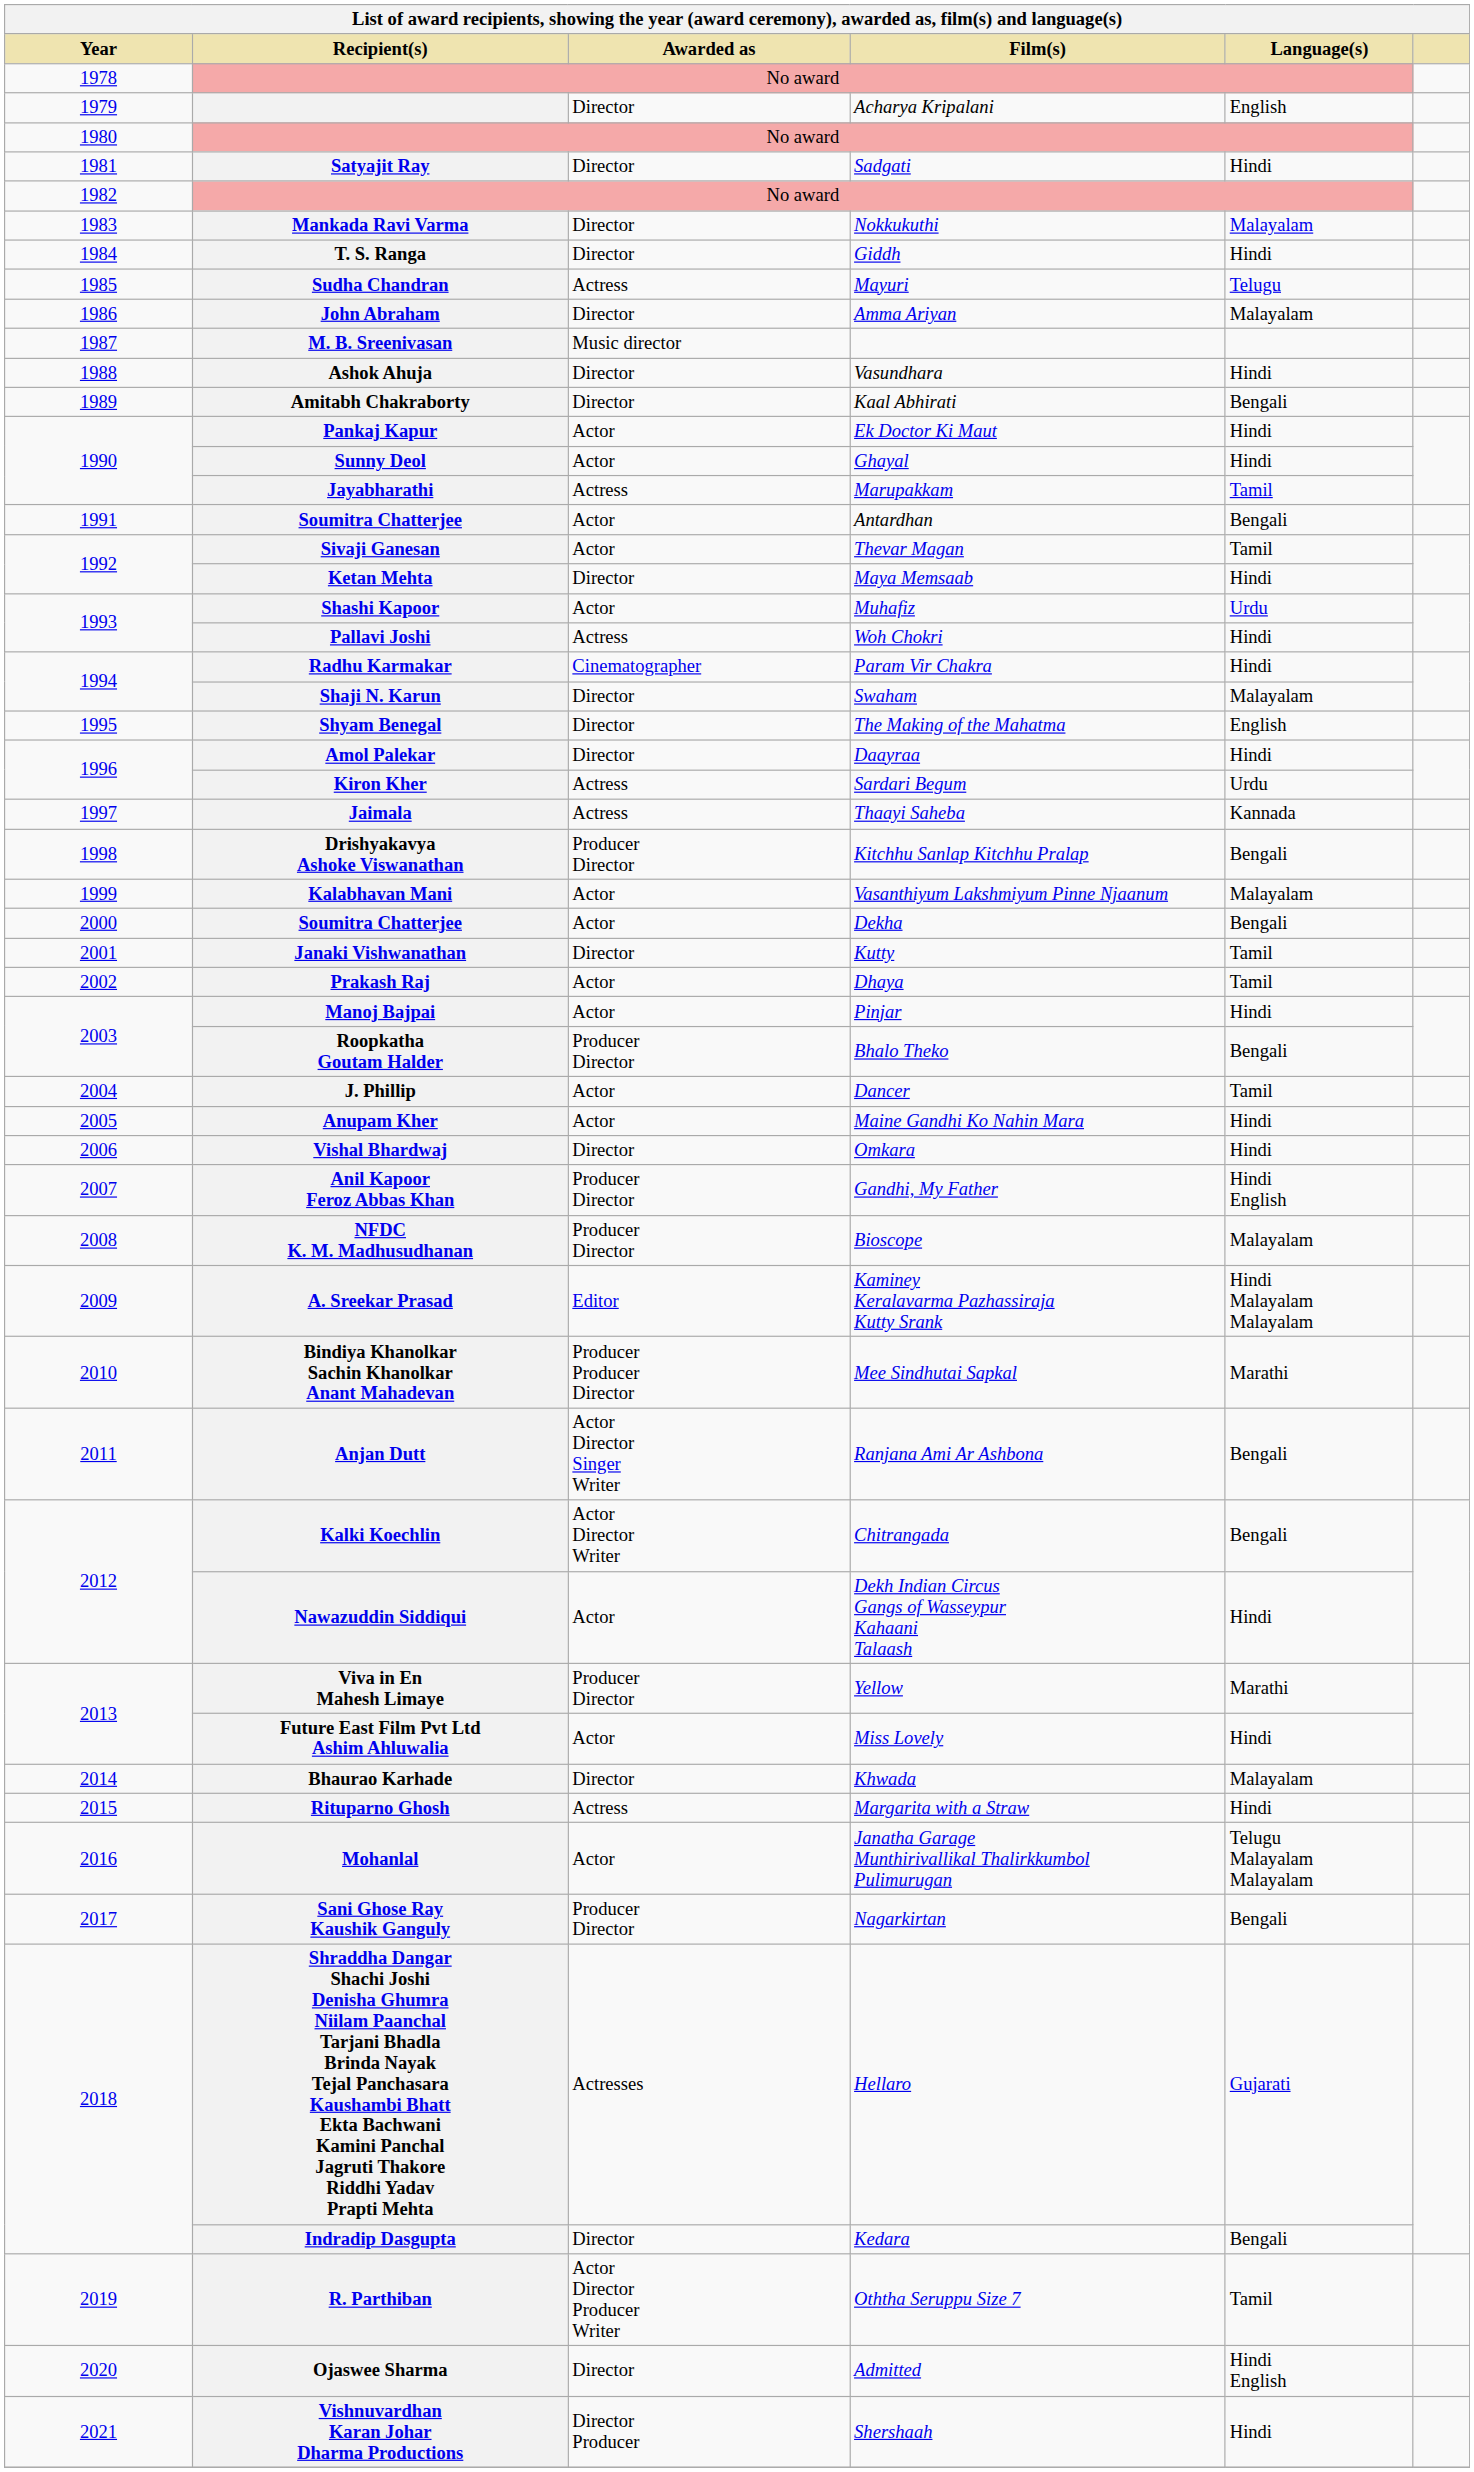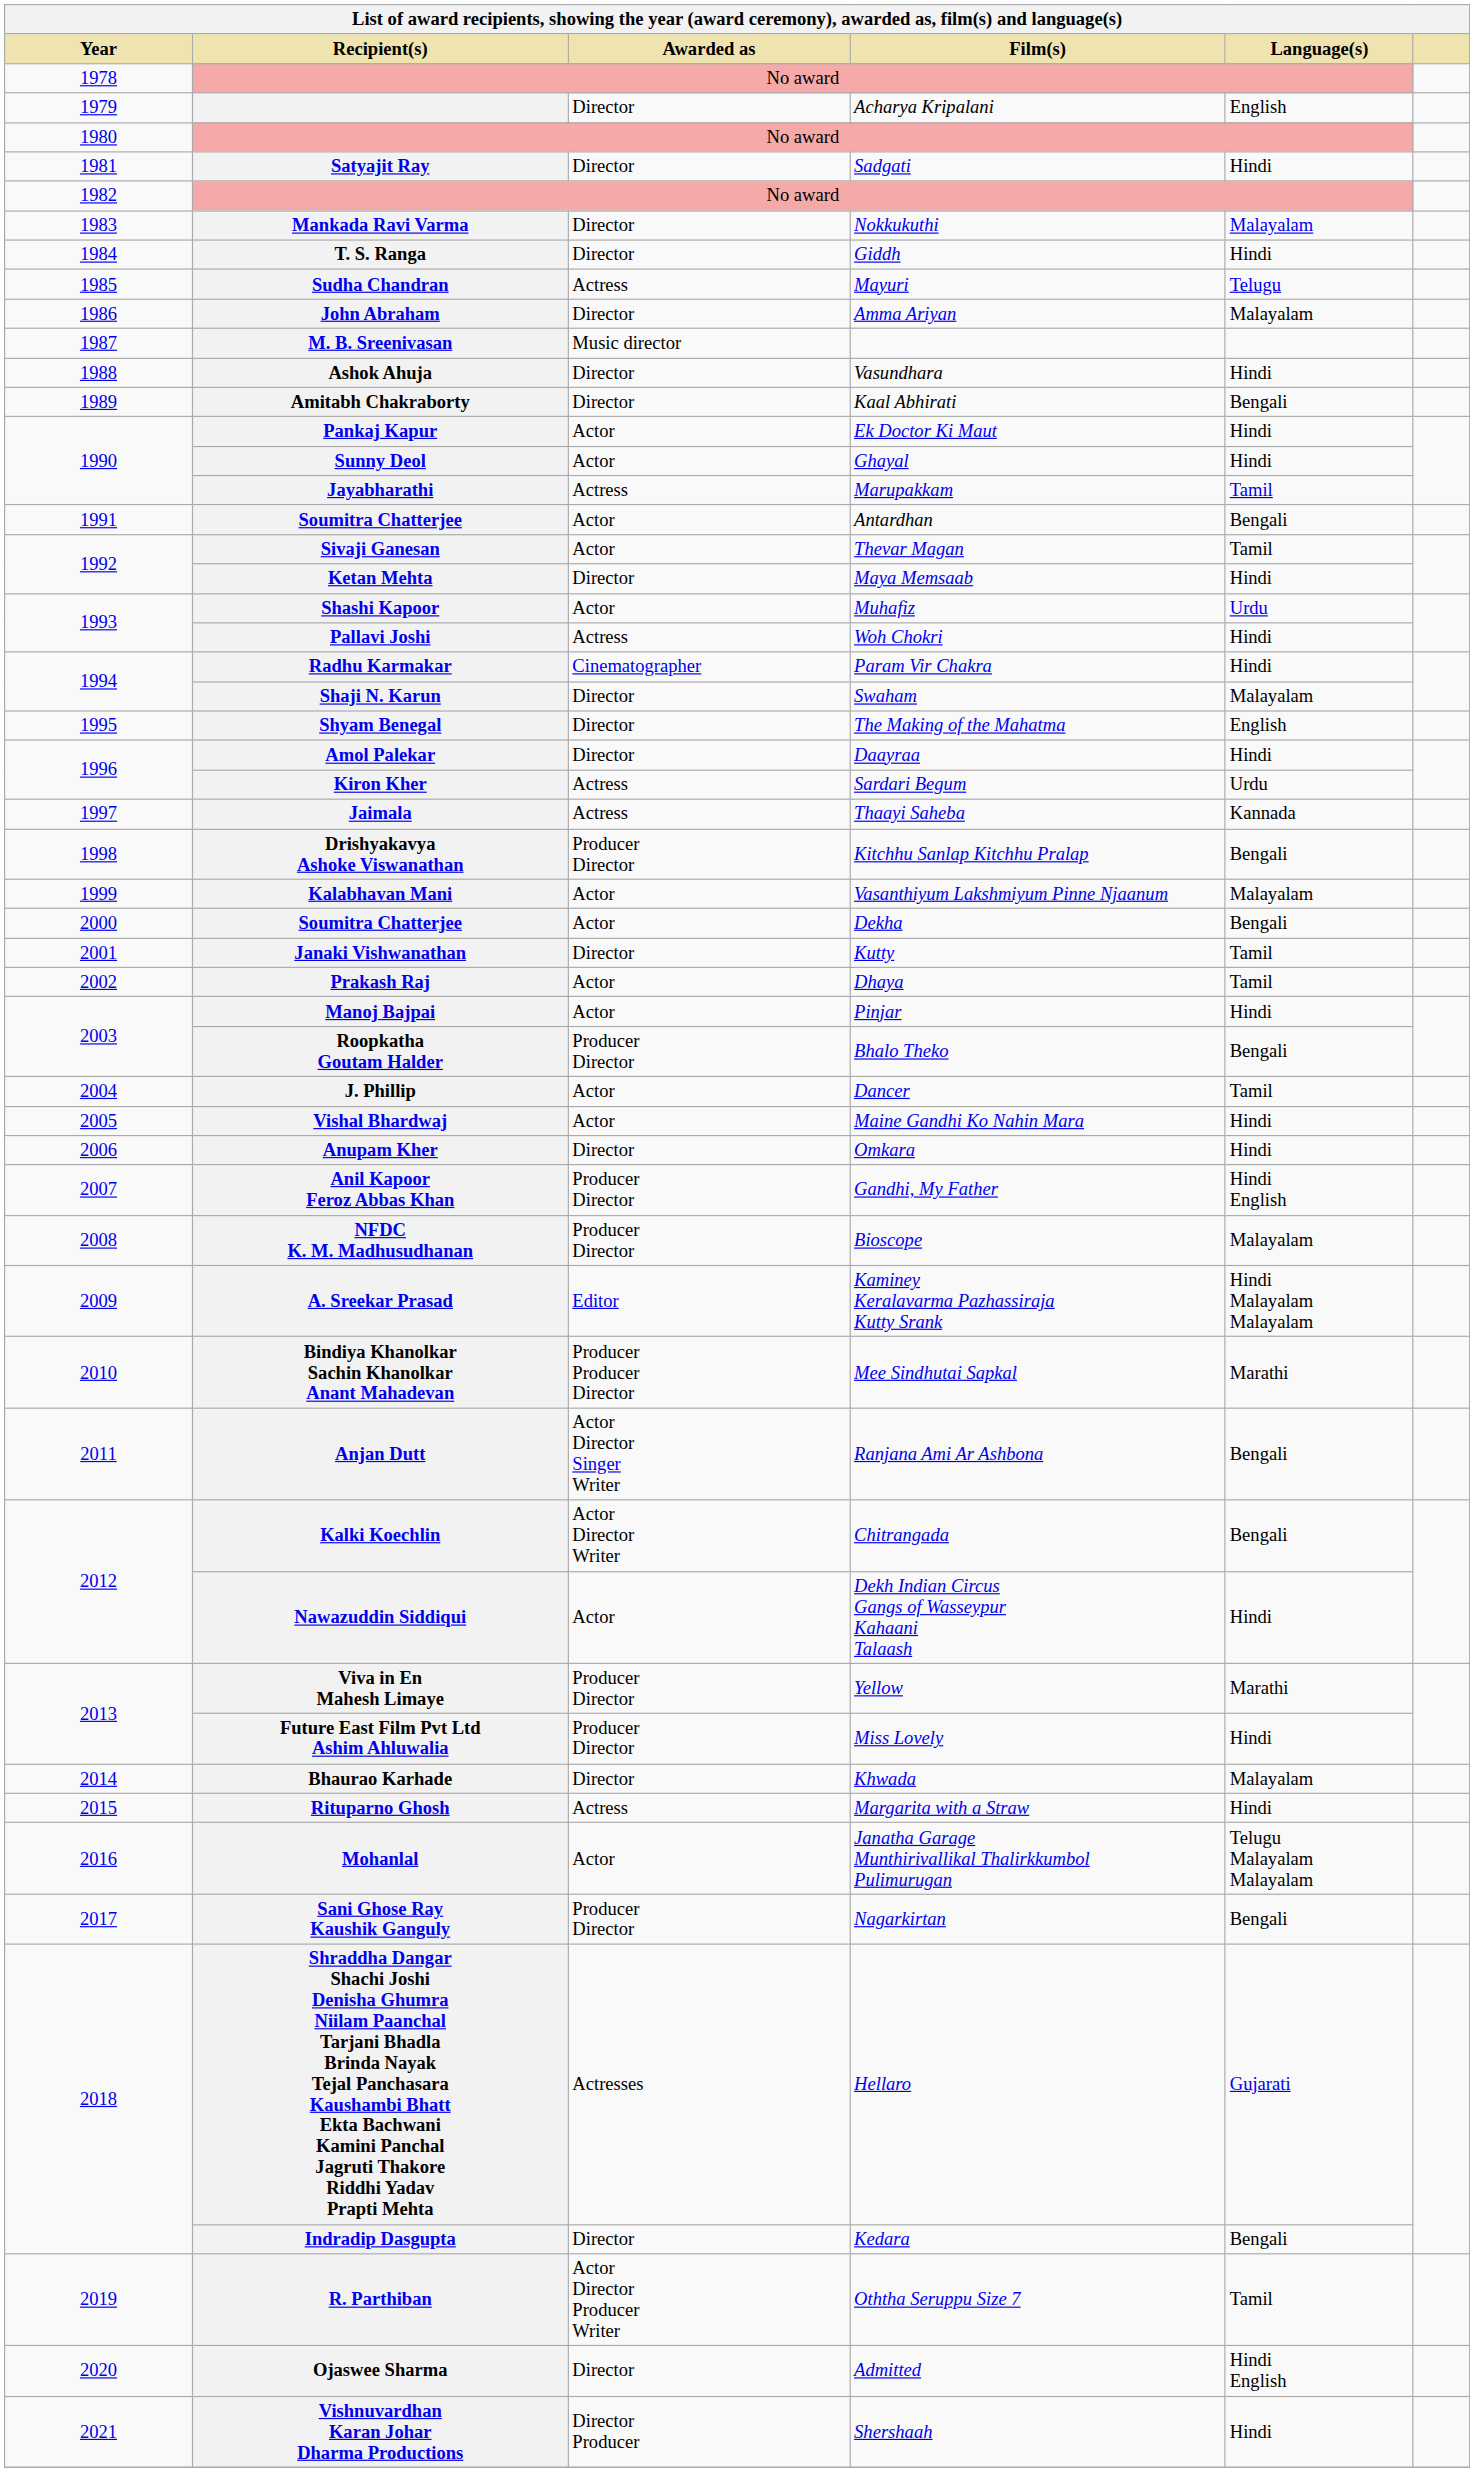(380, 1120) Anupam Kher -> (380, 1120) Vishal Bhardwaj
(380, 1150) Vishal Bhardwaj -> (380, 1150) Anupam Kher
(593, 1738) Actor -> (606, 1738) Producer Director
